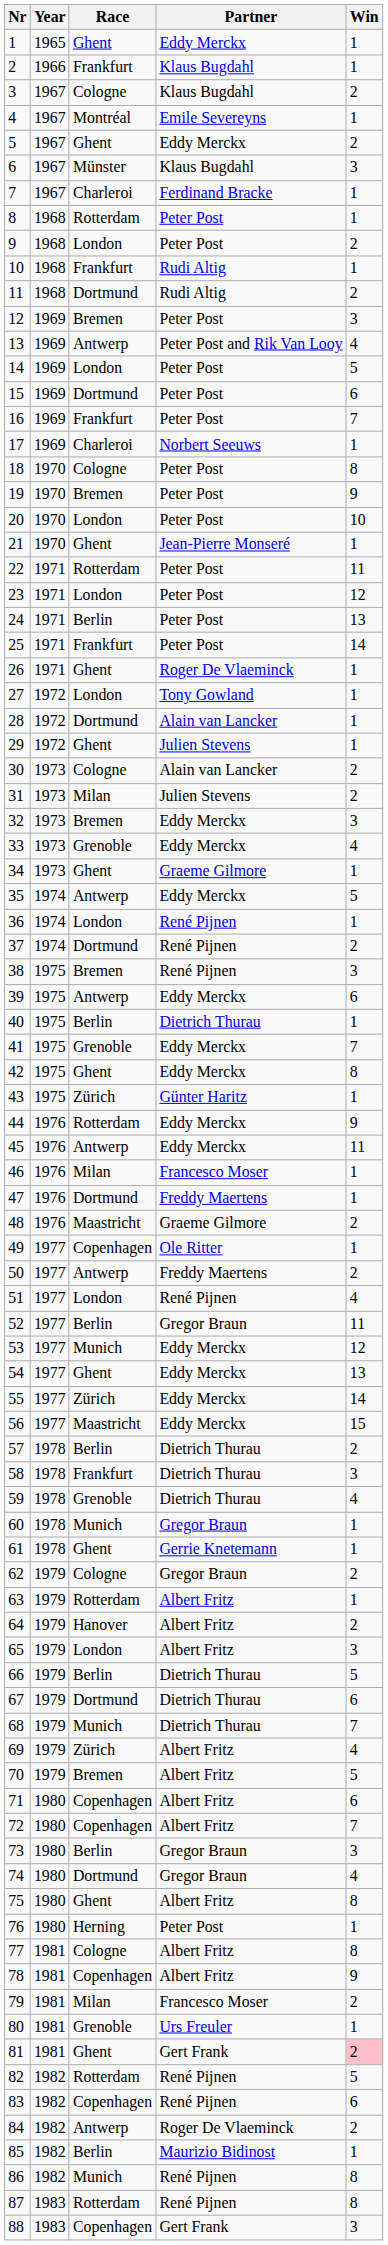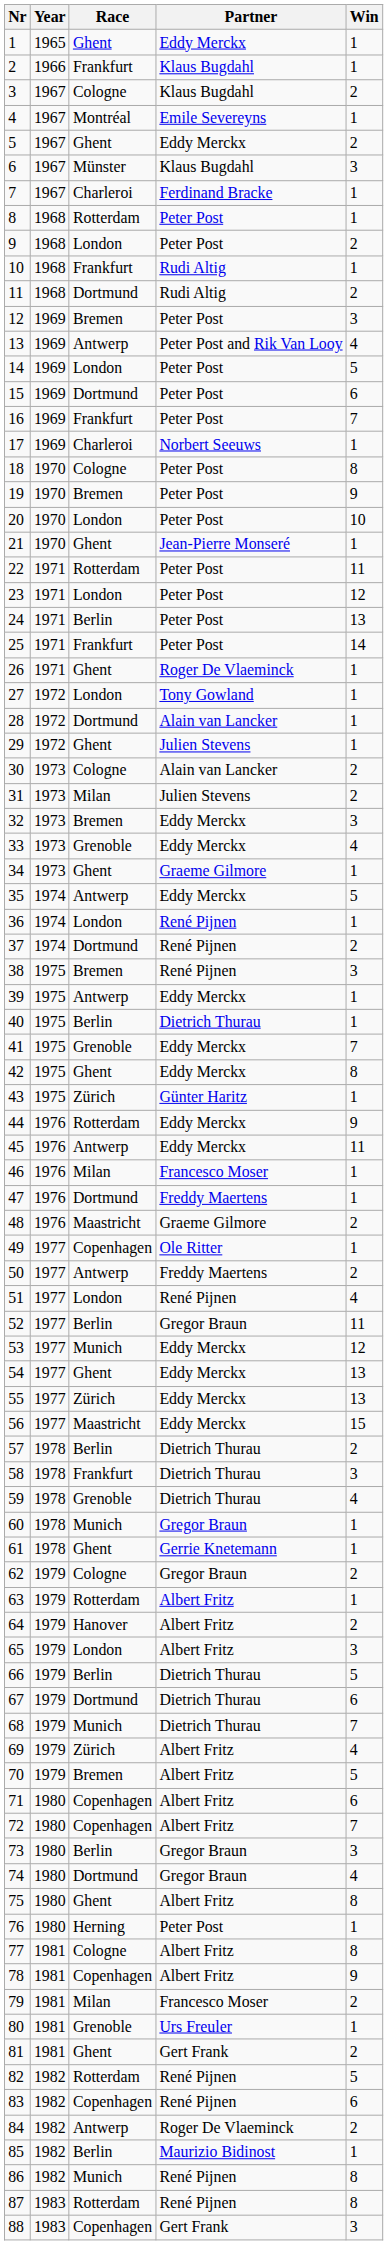(354, 996) 6 -> (354, 996) 1
(358, 1398) 14 -> (358, 1398) 13
(354, 2051) pink background -> (354, 2051) no background
